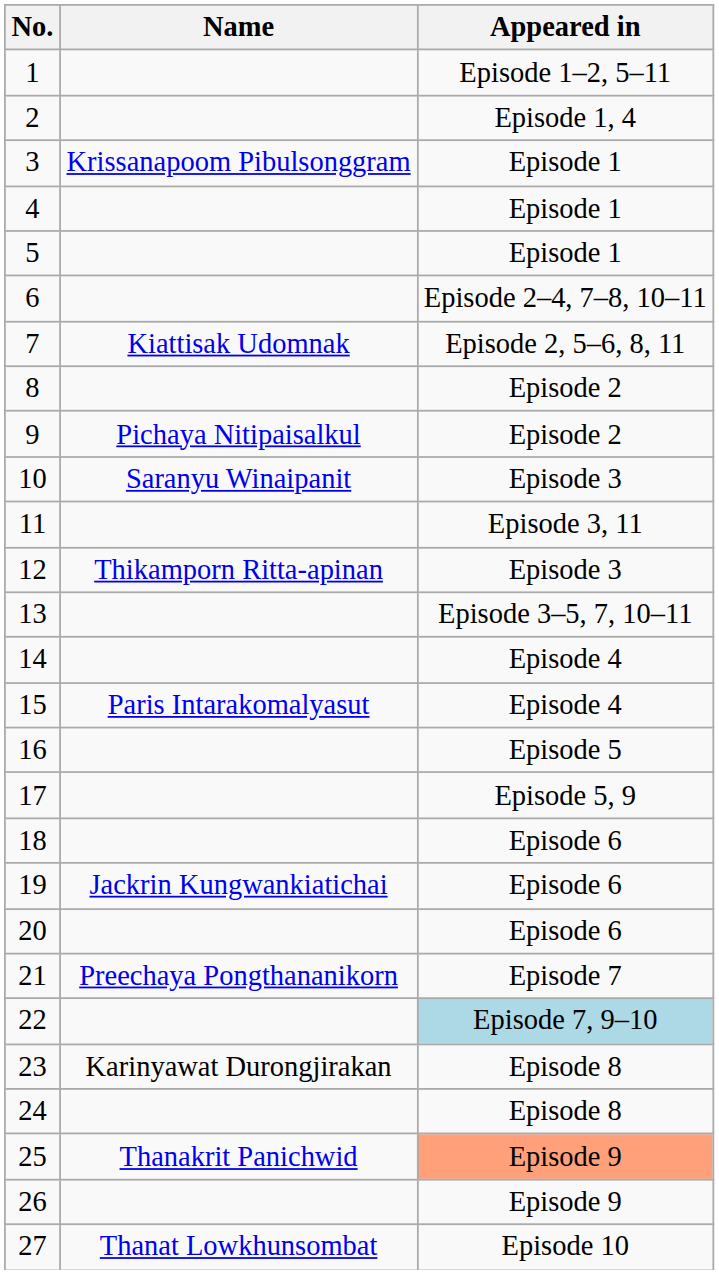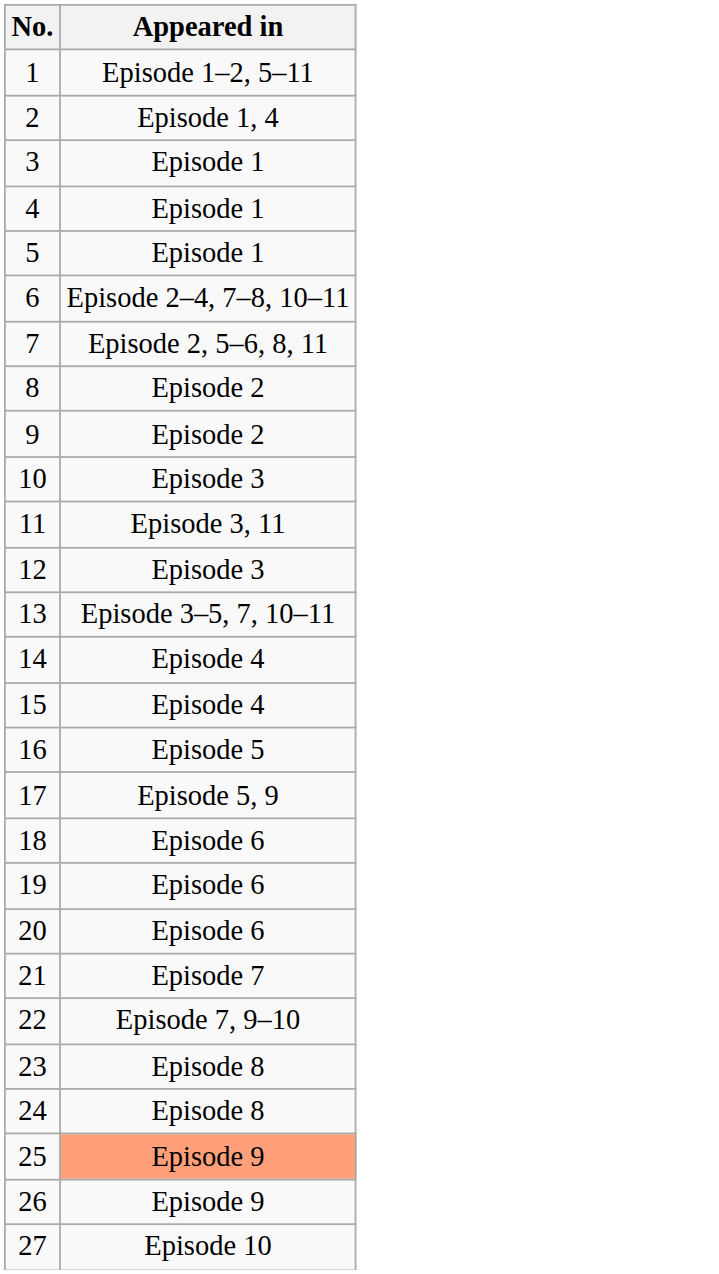- column: (239, 27)
(565, 1020) lightblue background -> (208, 1020) no background
